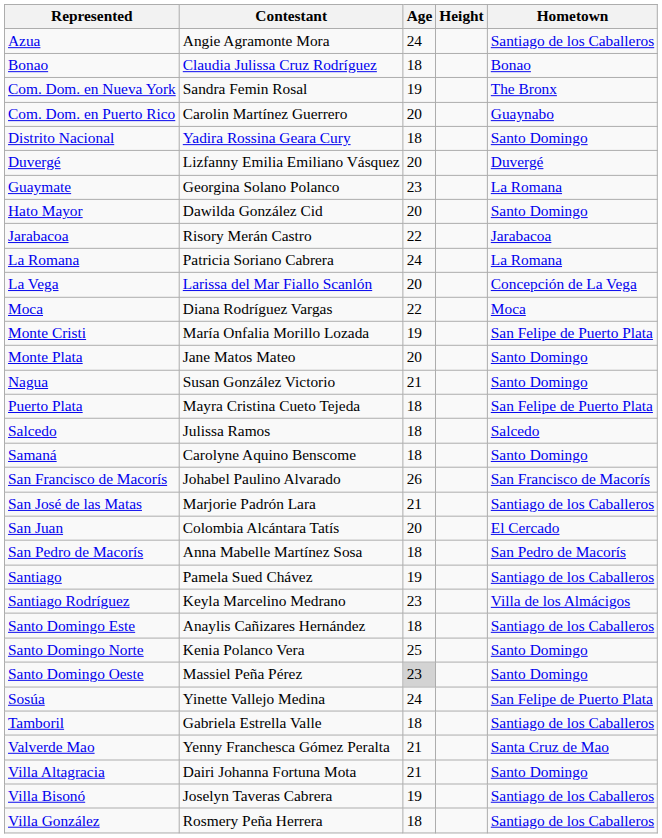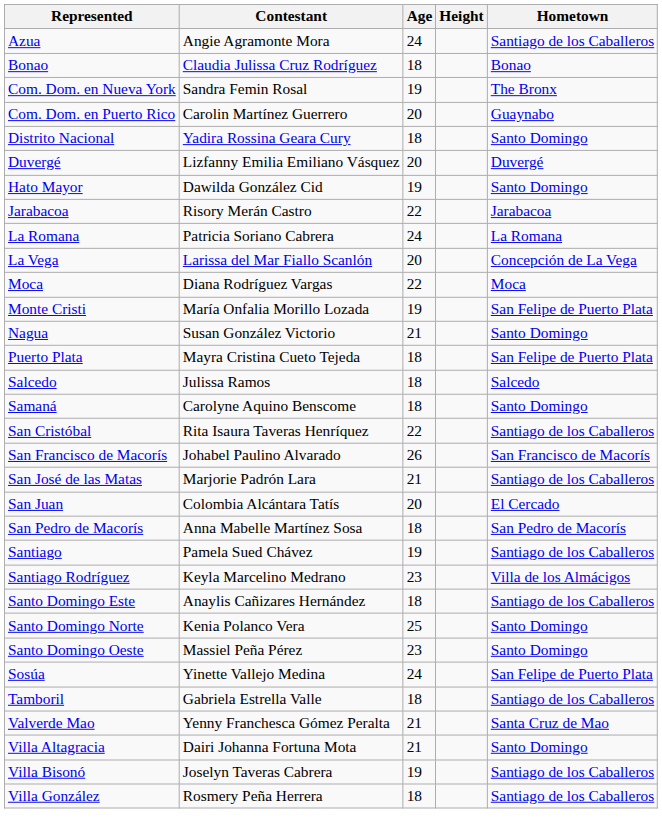- row: (40, 187)
(414, 211) 20 -> (414, 187) 19
- row: (45, 357)
+ row: (50, 430)
(414, 674) lightgrey background -> (414, 650) no background
